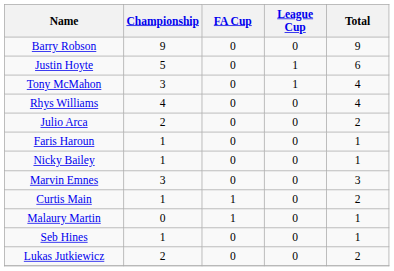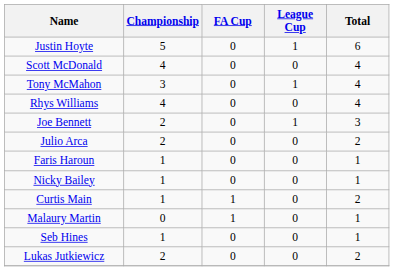- row: (64, 46)
+ row: (64, 65)
+ row: (64, 123)
- row: (64, 180)
